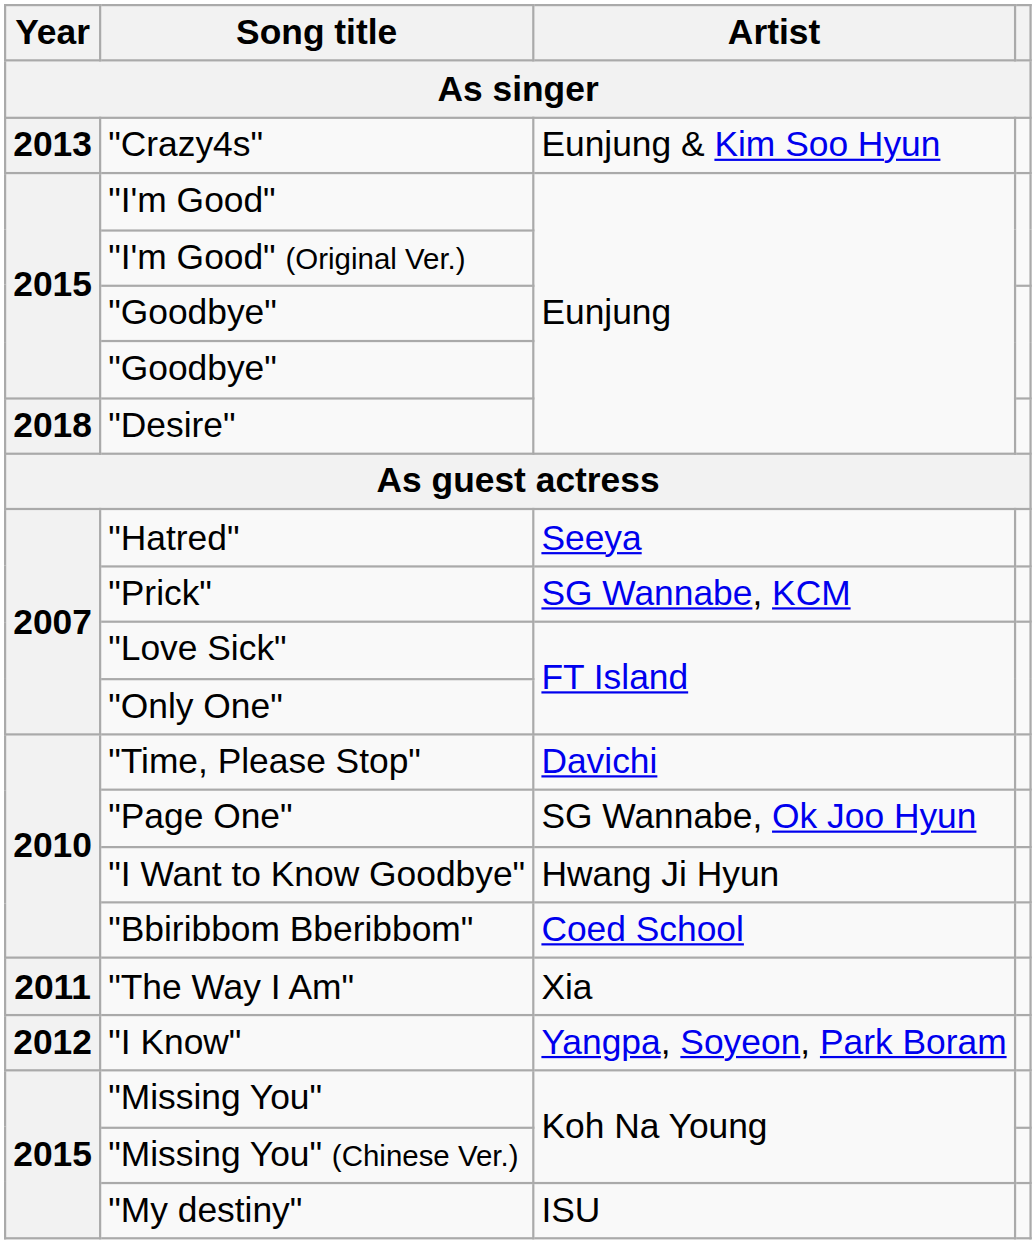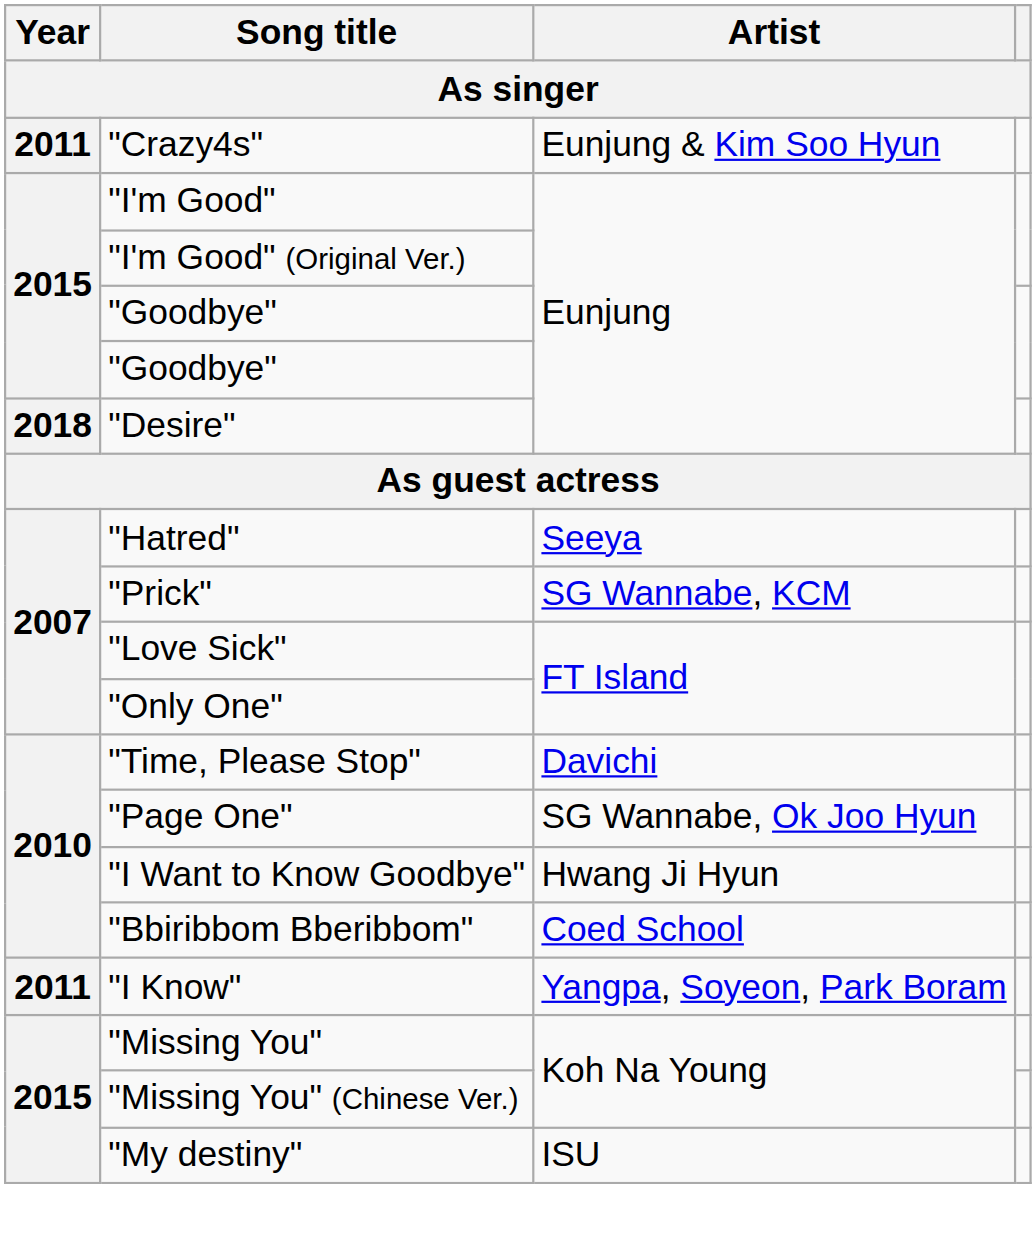(53, 144) 2013 -> (53, 144) 2011
- row: (231, 985)
(53, 1041) 2012 -> (53, 985) 2011
